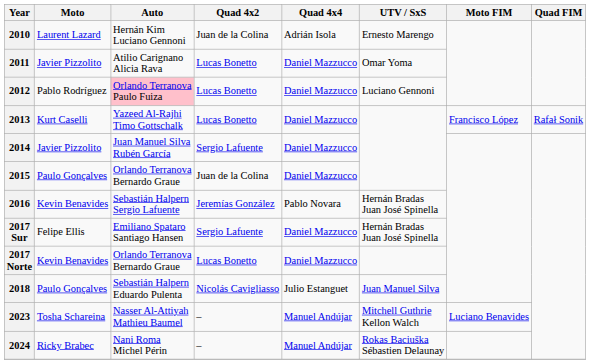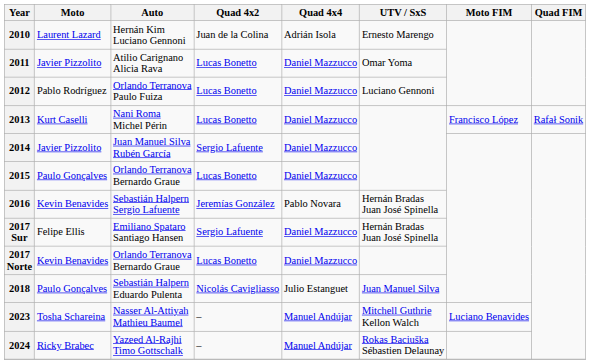(152, 91) pink background -> (152, 91) no background
(148, 119) Yazeed Al-Rajhi Timo Gottschalk -> (140, 119) Nani Roma Michel Périn
(232, 176) Juan de la Colina -> (227, 176) Lucas Bonetto
(140, 345) Nani Roma Michel Périn -> (148, 345) Yazeed Al-Rajhi Timo Gottschalk
